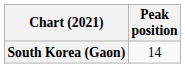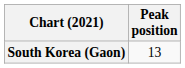(155, 52) 14 -> (155, 52) 13
